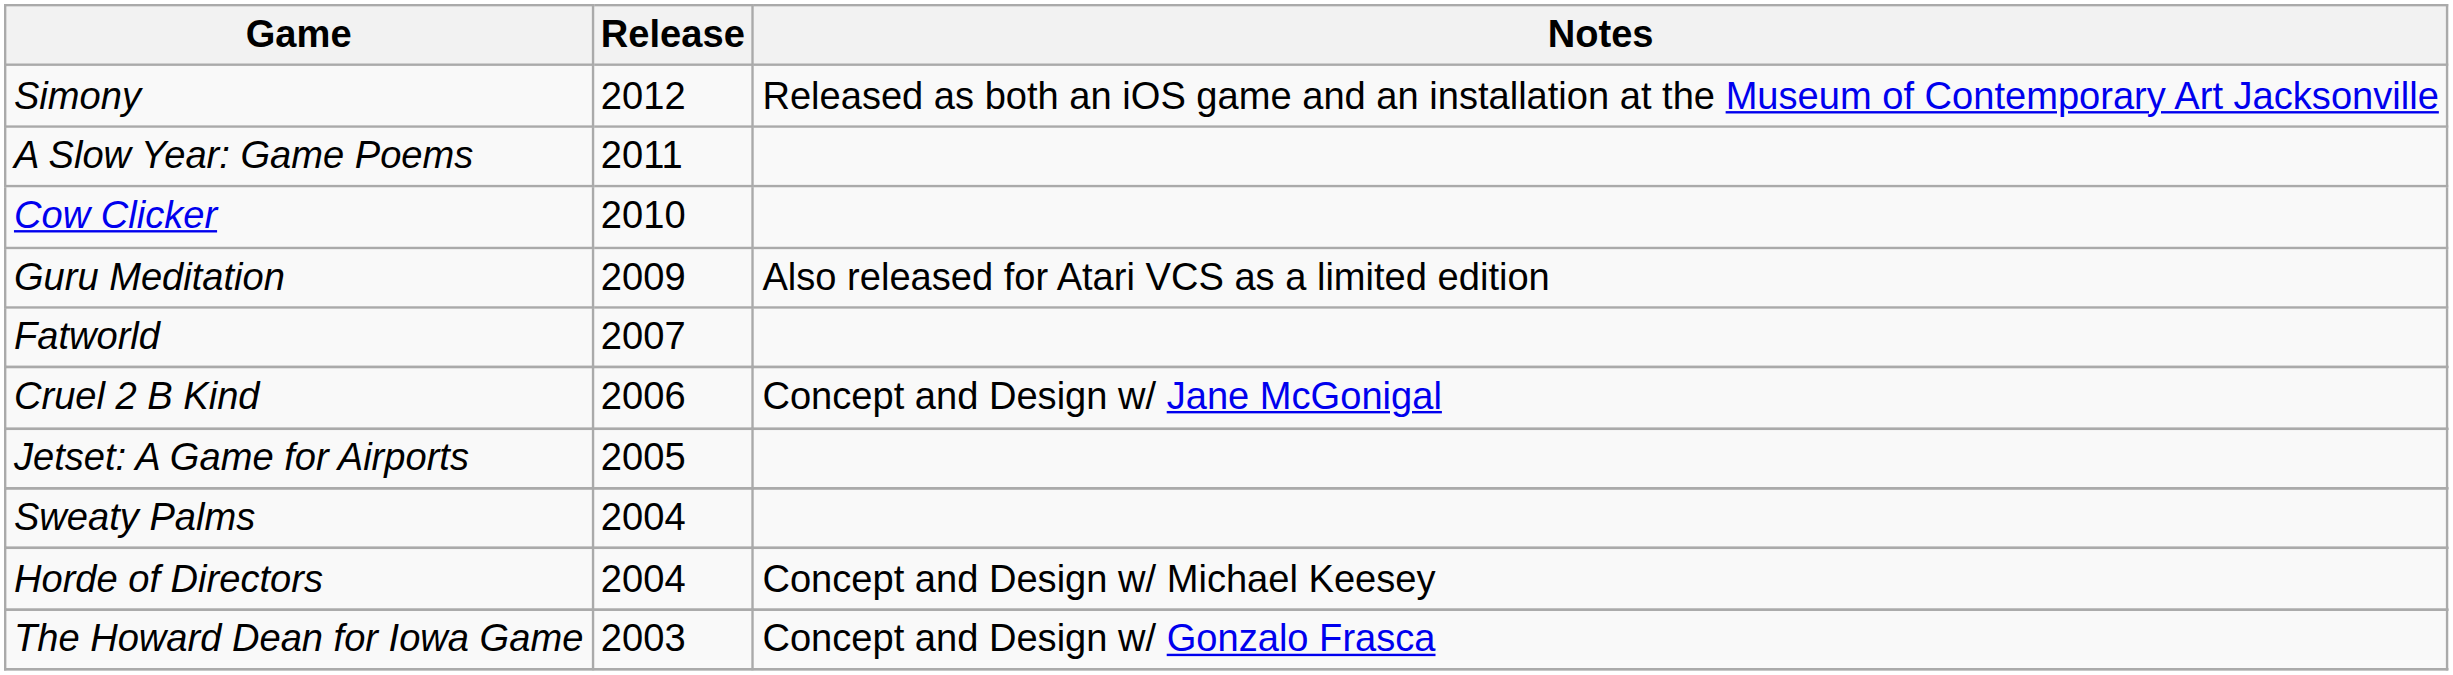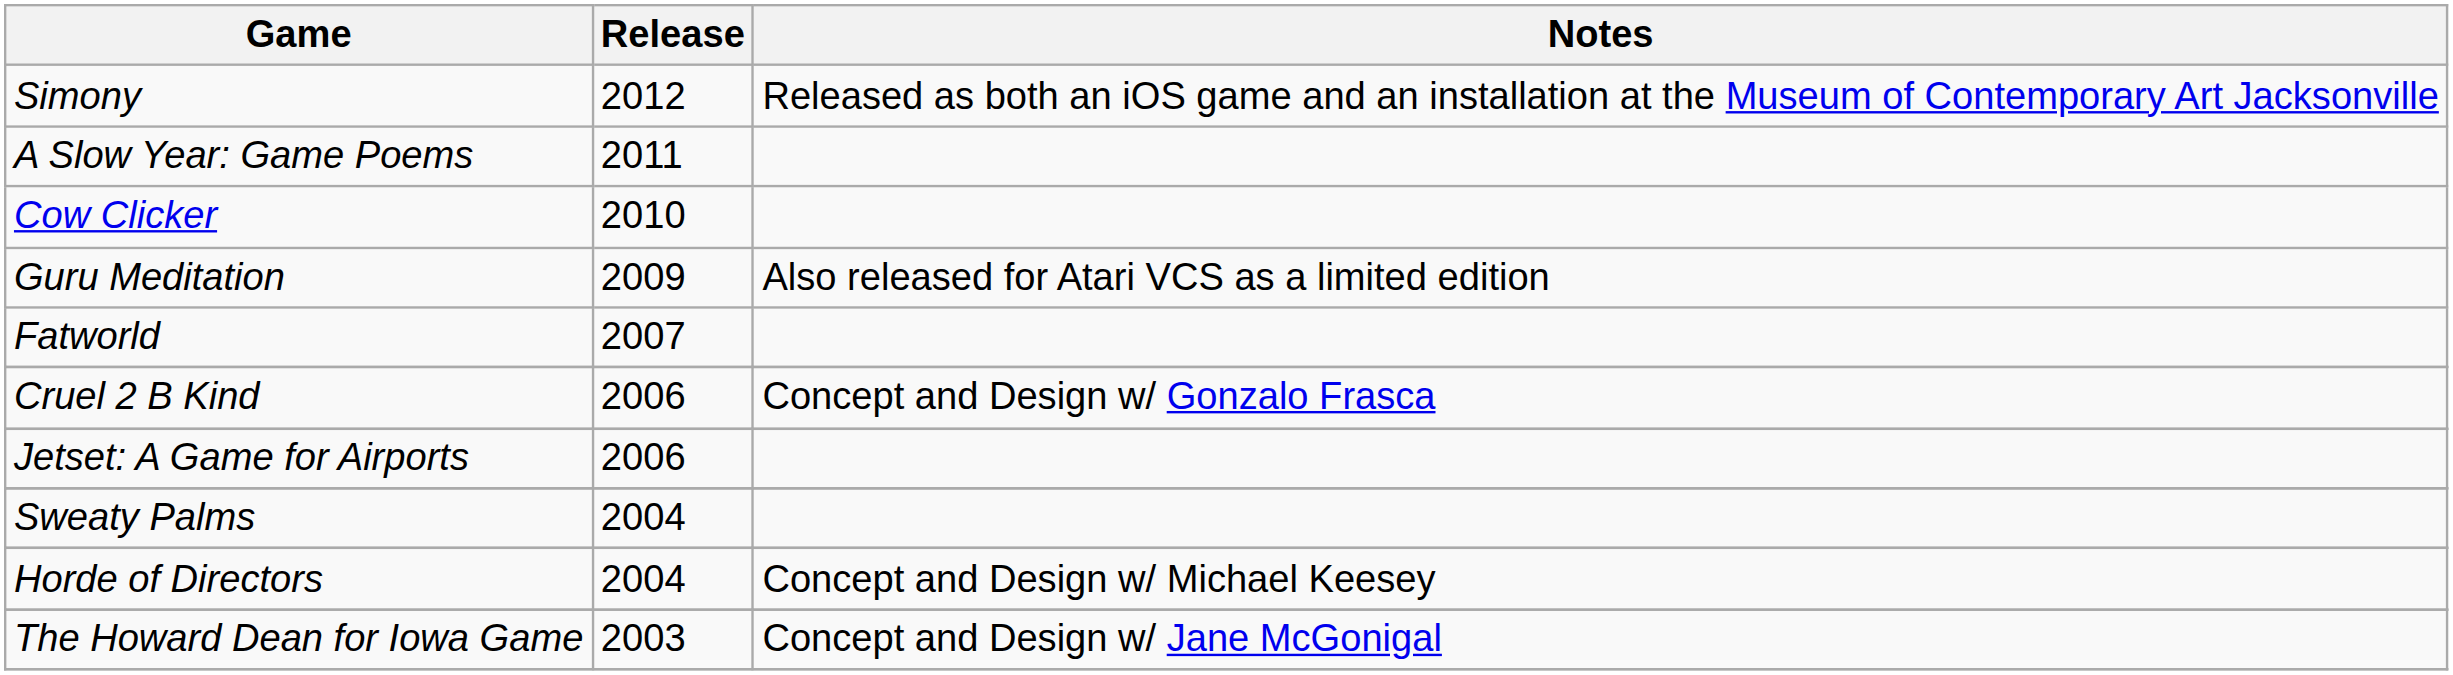(1102, 397) Concept and Design w/ Jane McGonigal -> (1099, 397) Concept and Design w/ Gonzalo Frasca
(643, 457) 2005 -> (643, 457) 2006
(1099, 638) Concept and Design w/ Gonzalo Frasca -> (1102, 638) Concept and Design w/ Jane McGonigal
